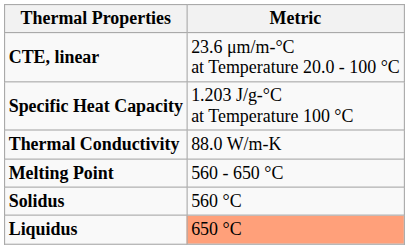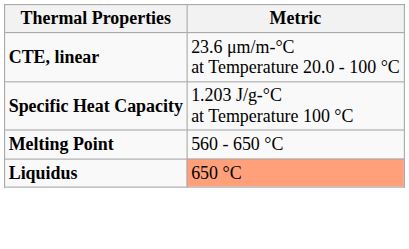- row: (94, 144)
- row: (37, 201)
